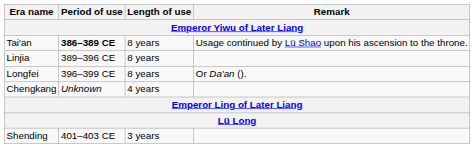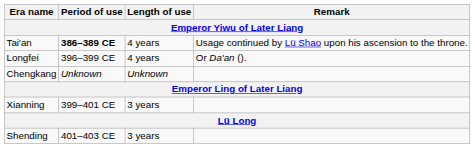(143, 43) 8 years -> (143, 43) 4 years
- row: (18, 58)
(143, 74) 8 years -> (143, 58) 4 years
(143, 89) 4 years -> (148, 74) Unknown
+ row: (26, 105)
